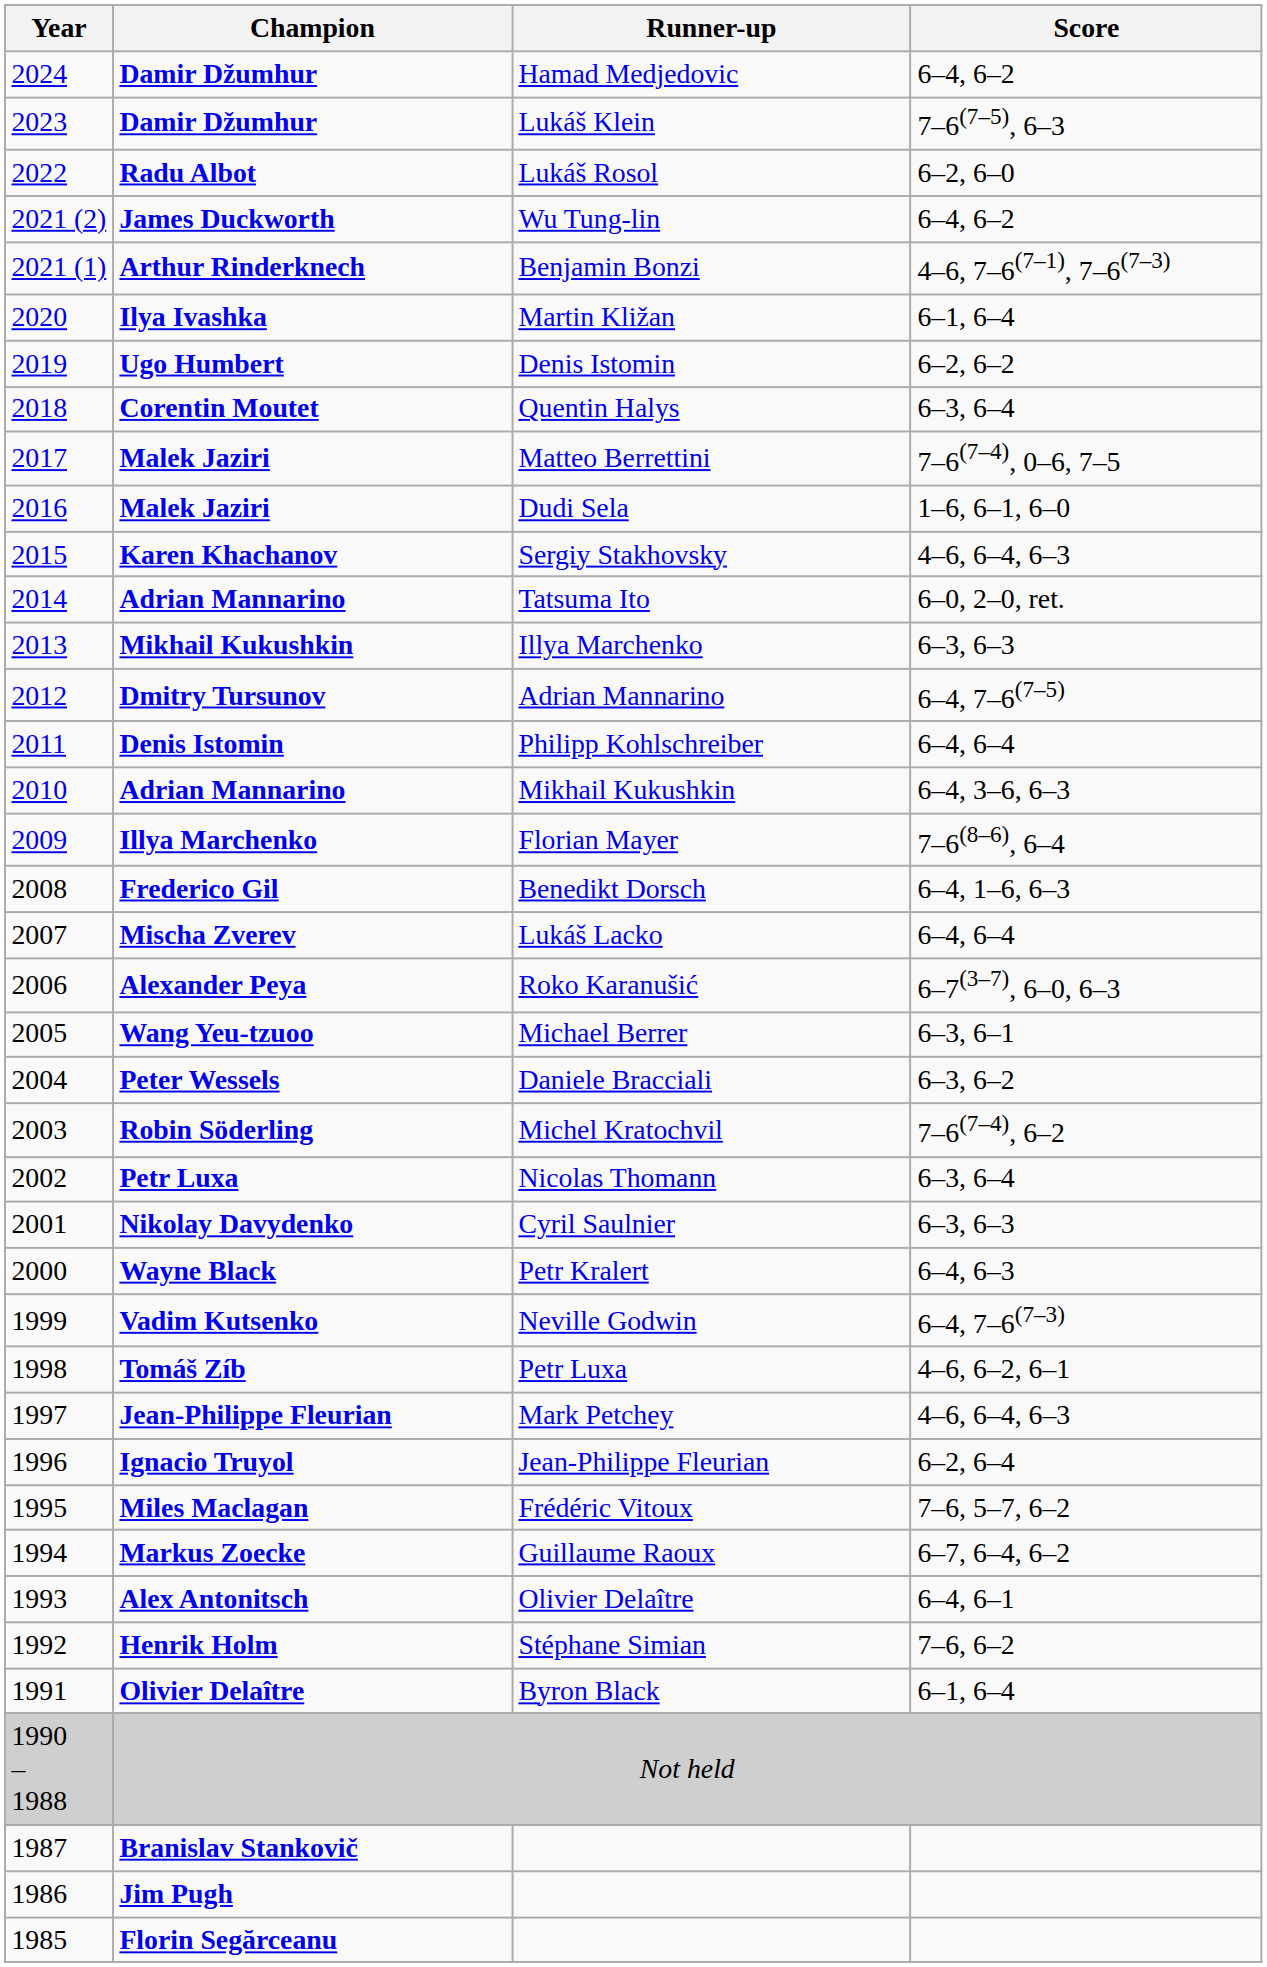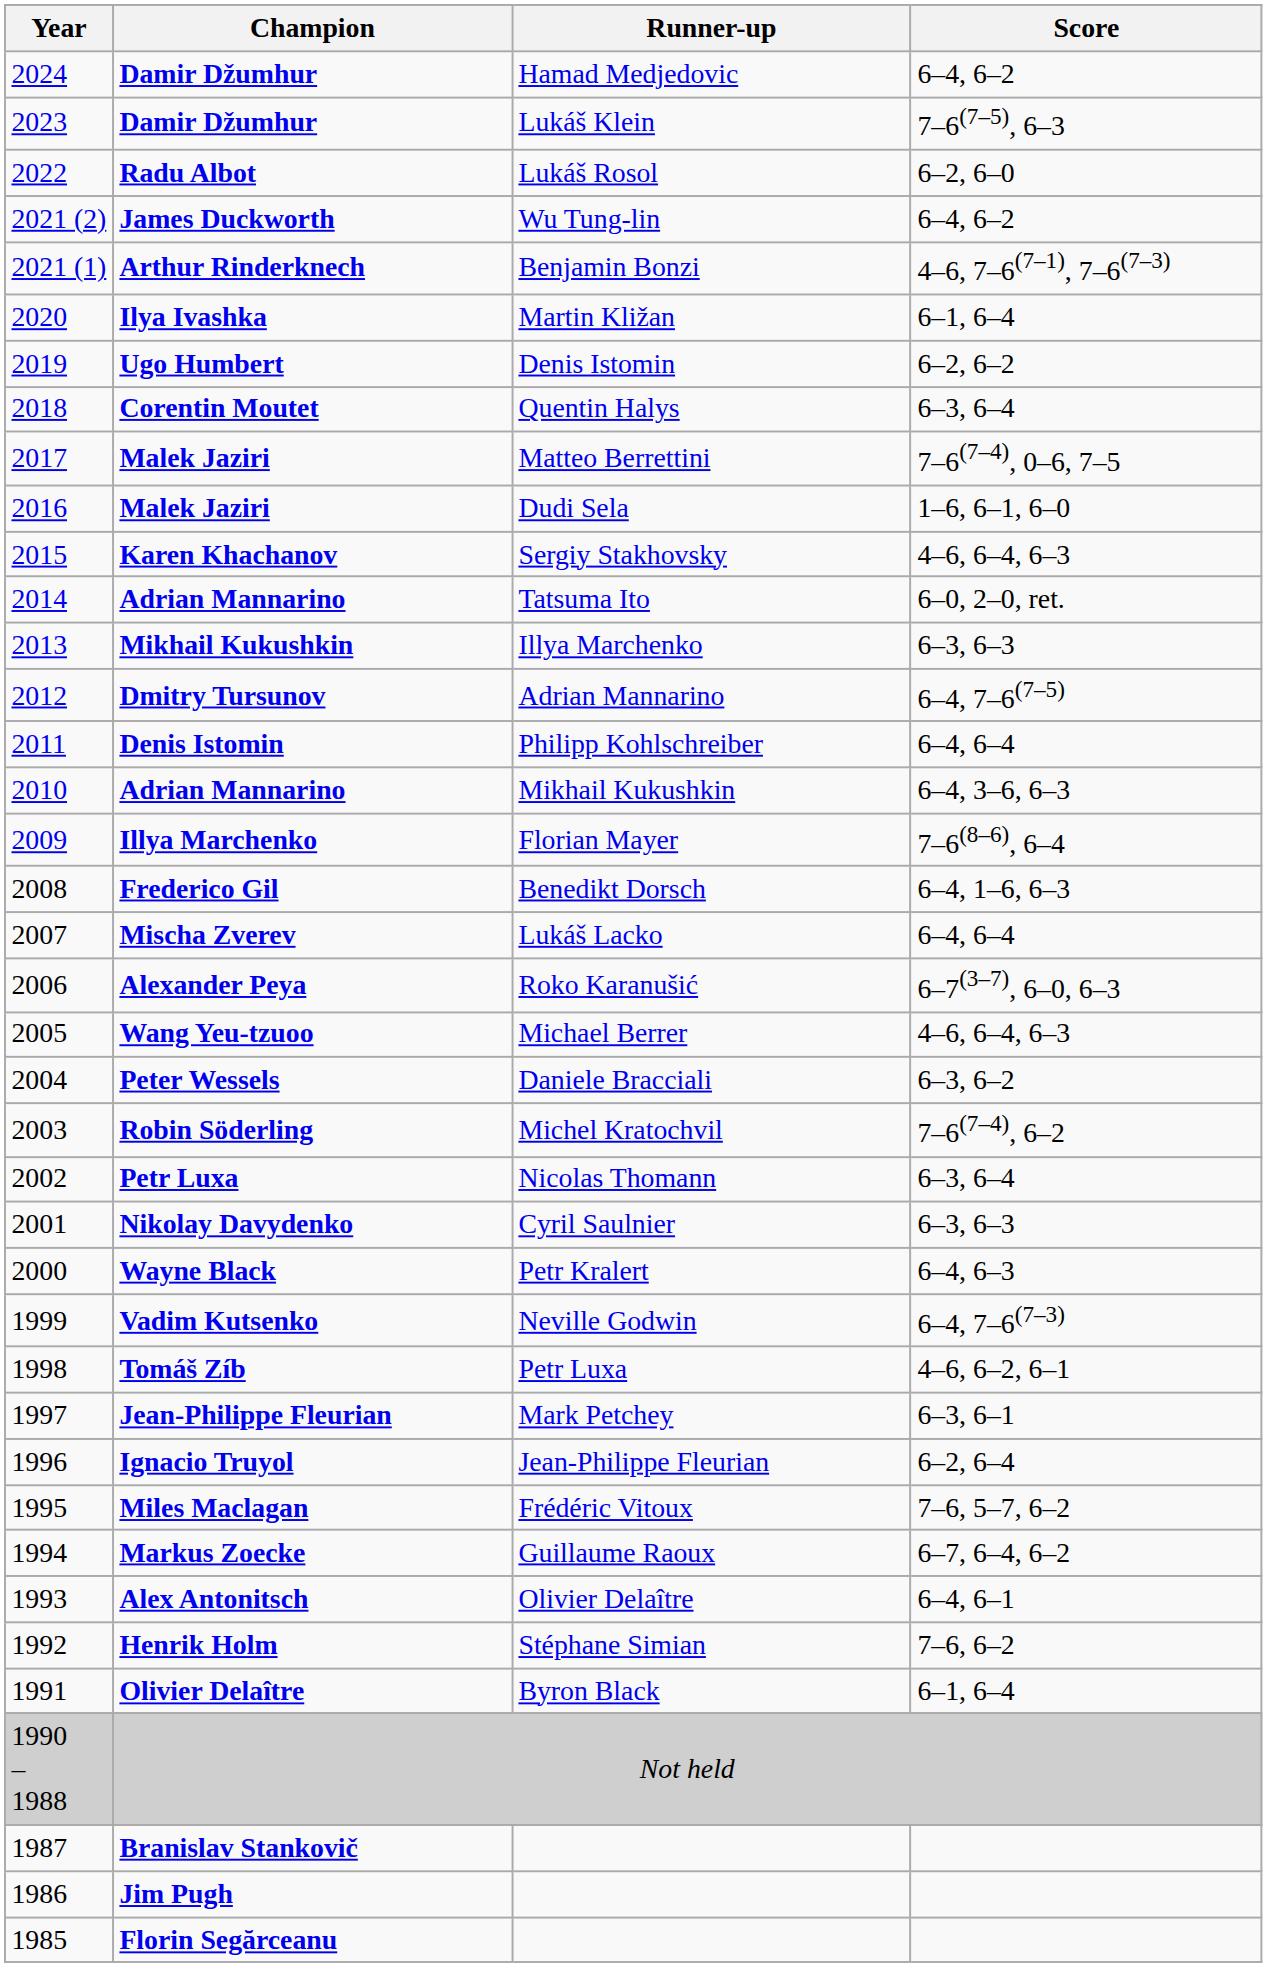(966, 1034) 6–3, 6–1 -> (994, 1034) 4–6, 6–4, 6–3
(994, 1415) 4–6, 6–4, 6–3 -> (966, 1415) 6–3, 6–1
